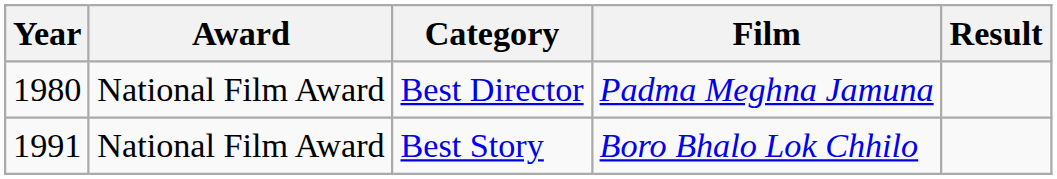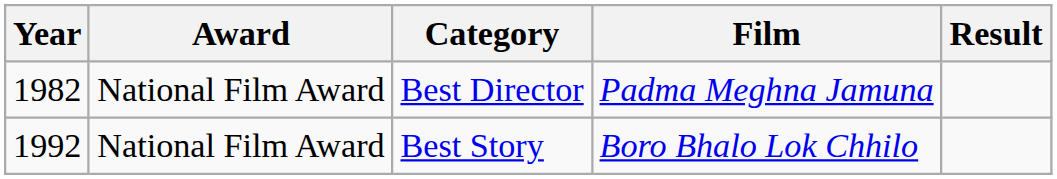(47, 89) 1980 -> (47, 89) 1982
(47, 145) 1991 -> (47, 145) 1992
